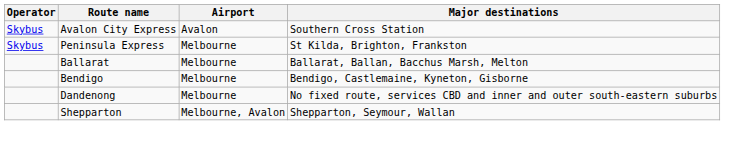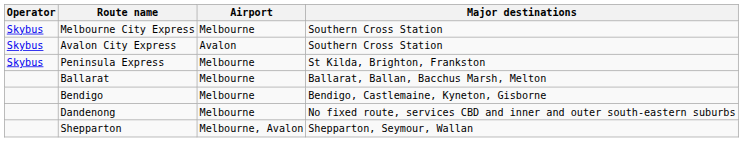+ row: (128, 29)
